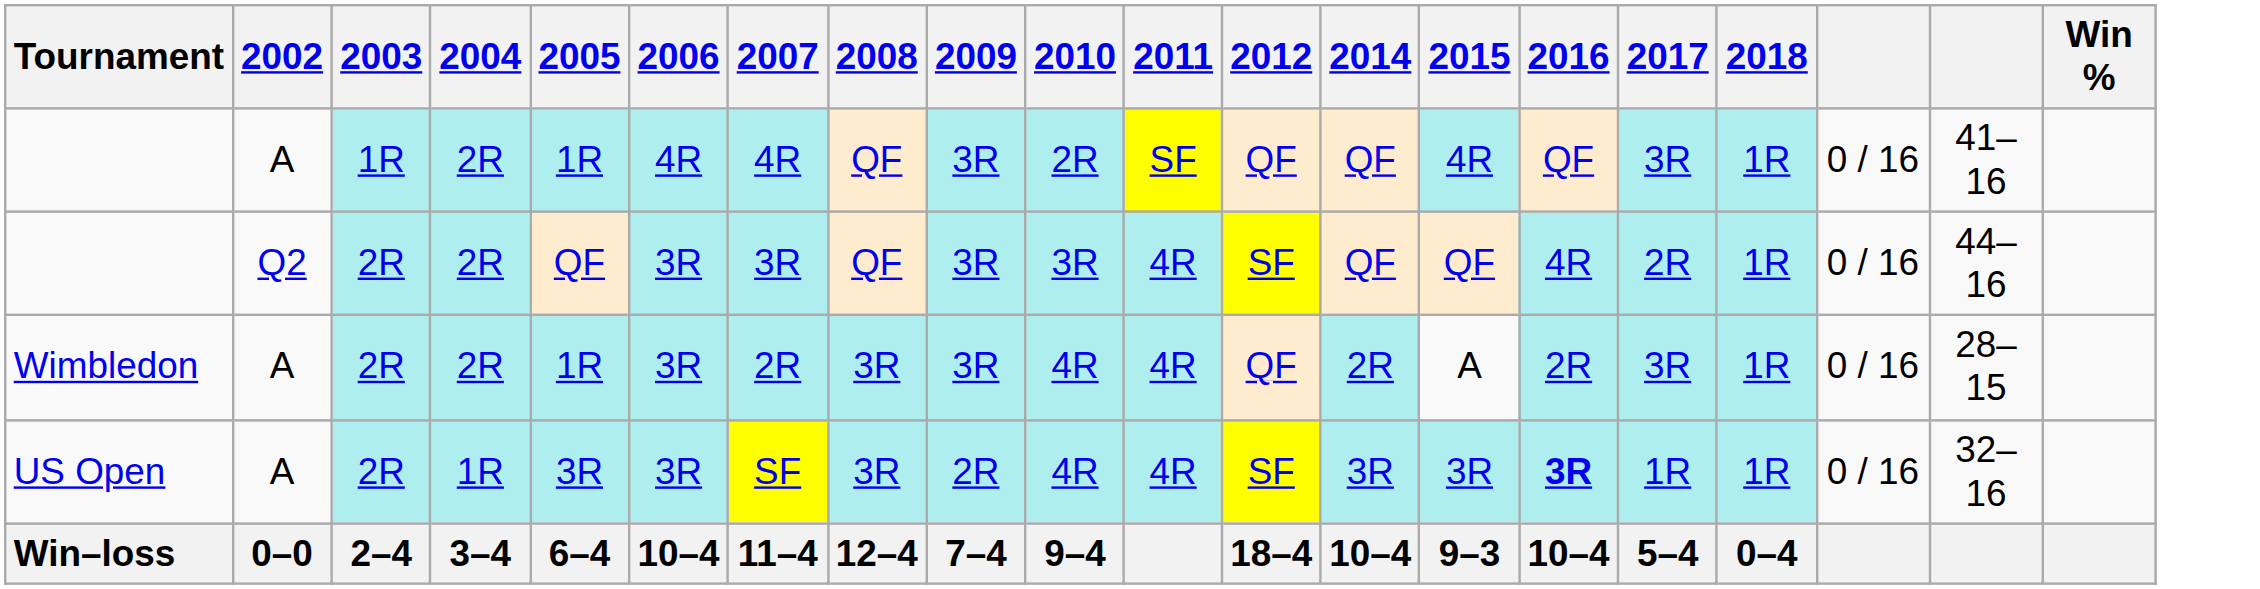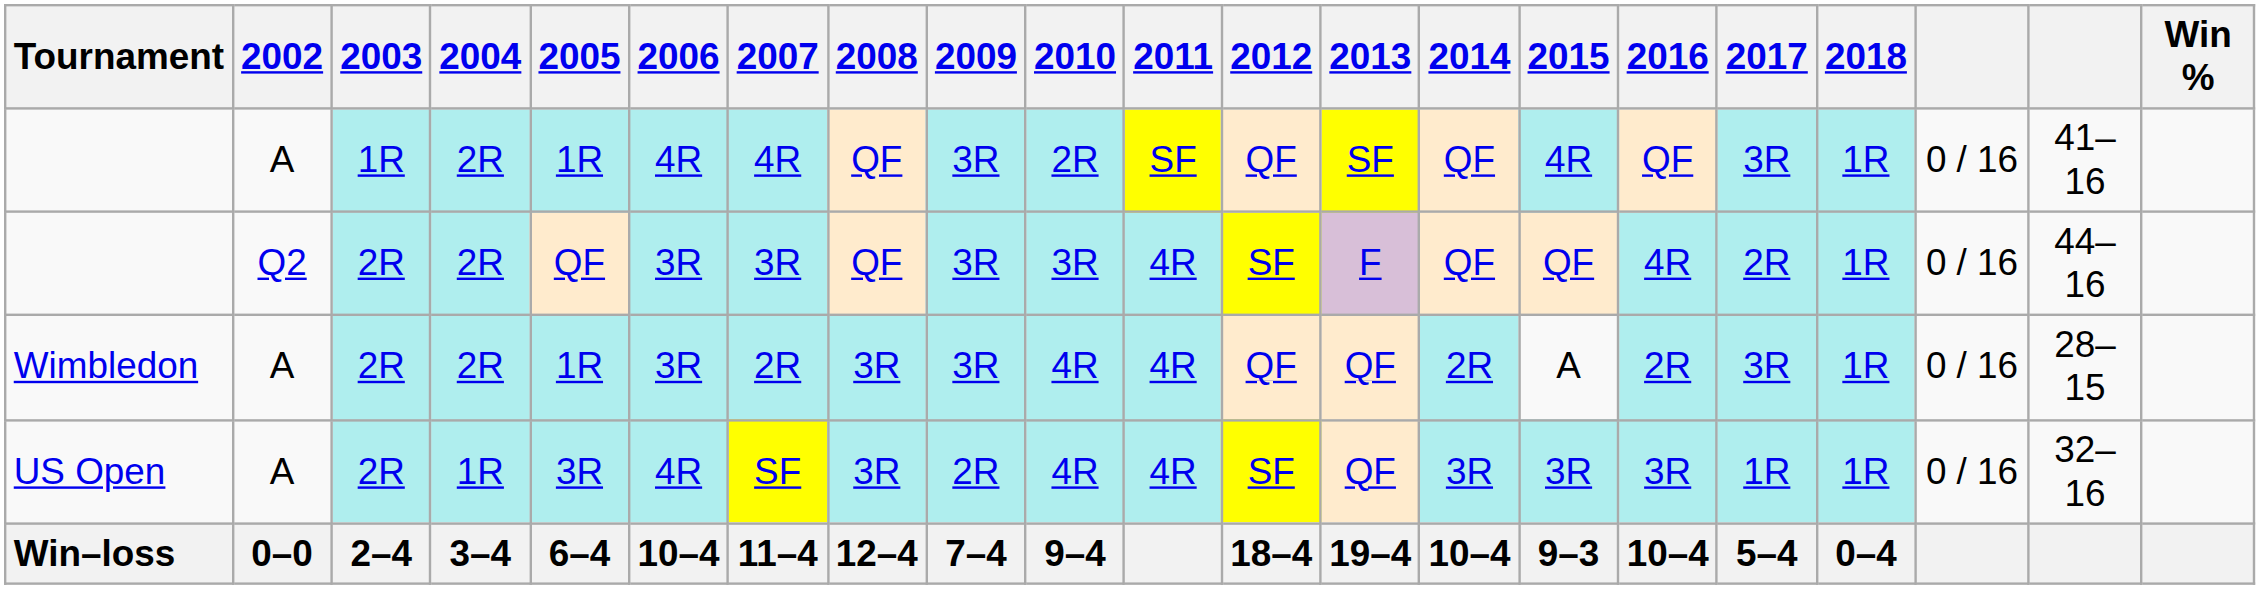+ column: (1370, 56)
(679, 470) 3R -> (679, 470) 4R
(1569, 470) bold -> (1668, 470) normal
